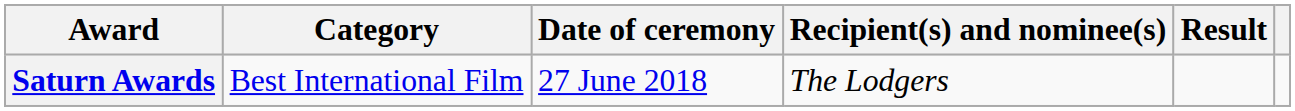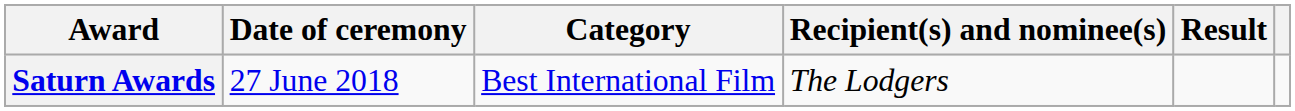columns swapped: (657, 29) <-> (377, 29)
